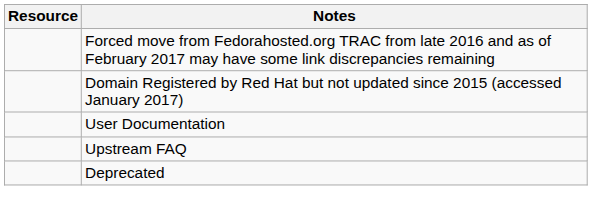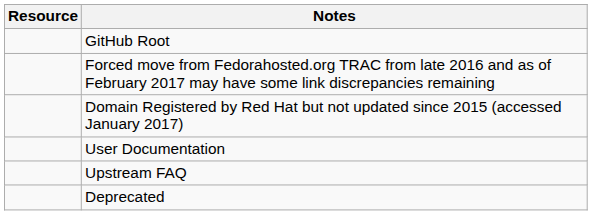+ row: (127, 41)
